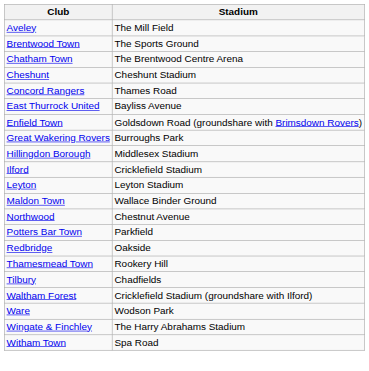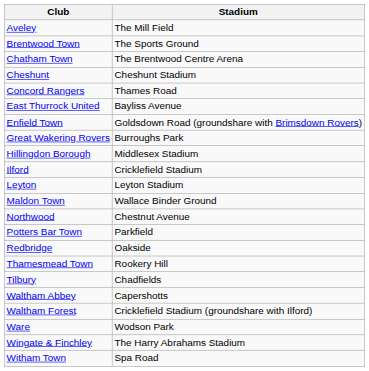+ row: (41, 295)
